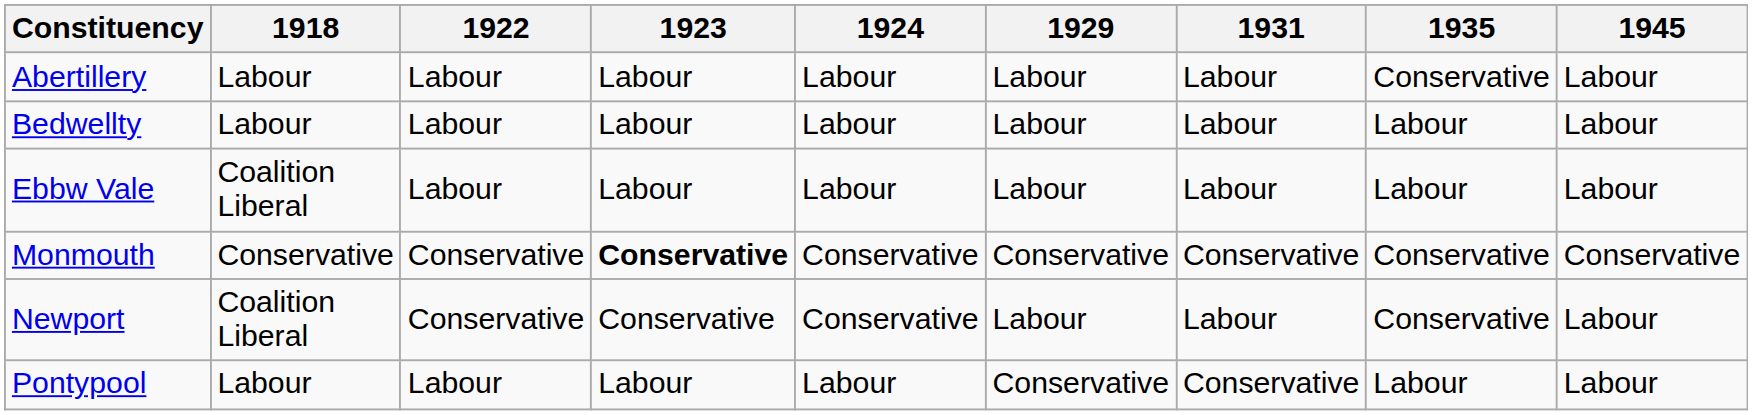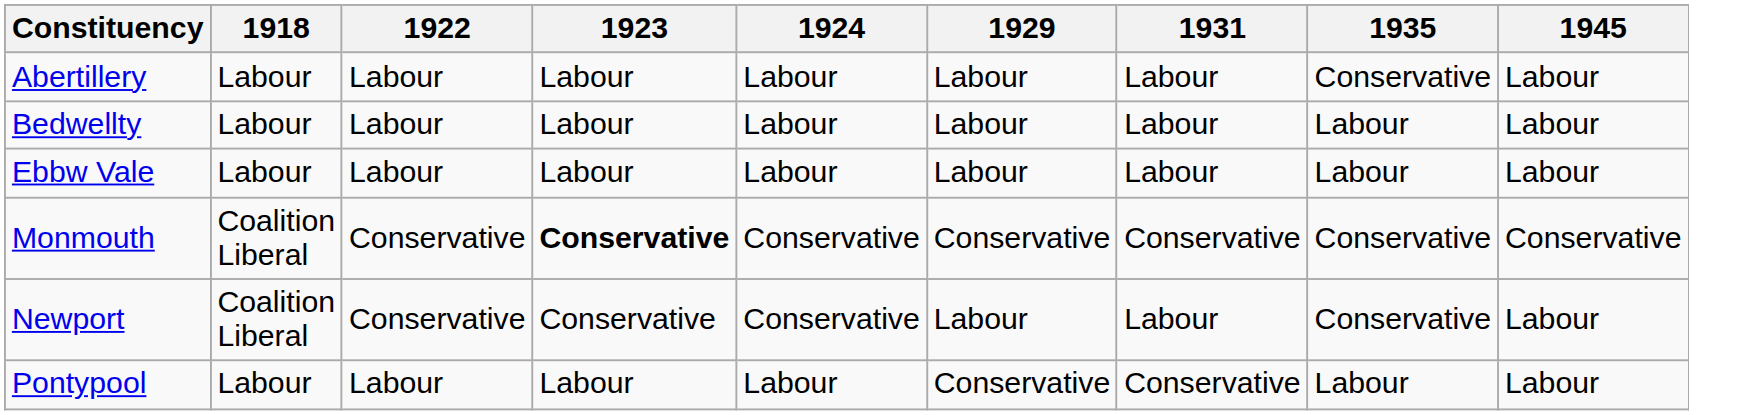(276, 189) Coalition Liberal -> (264, 172) Labour
(306, 254) Conservative -> (276, 237) Coalition Liberal
